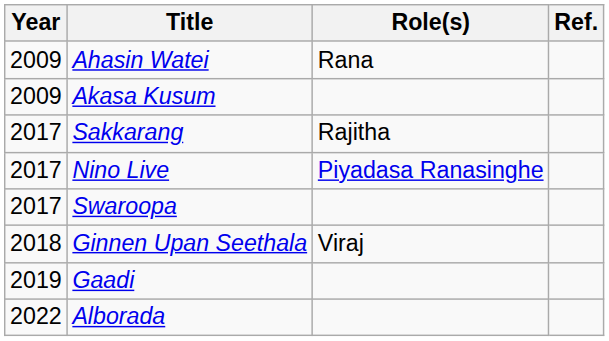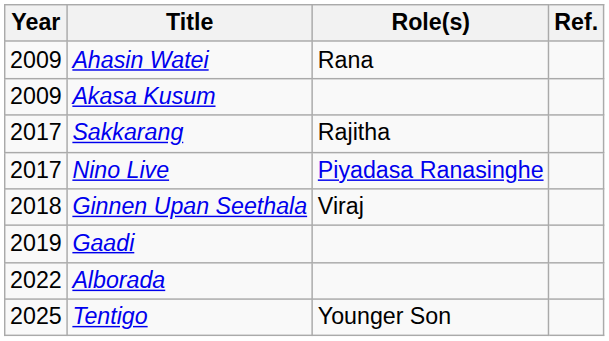- row: (125, 206)
+ row: (110, 317)
